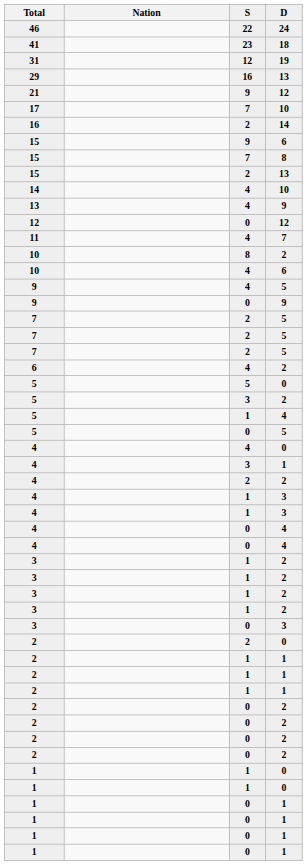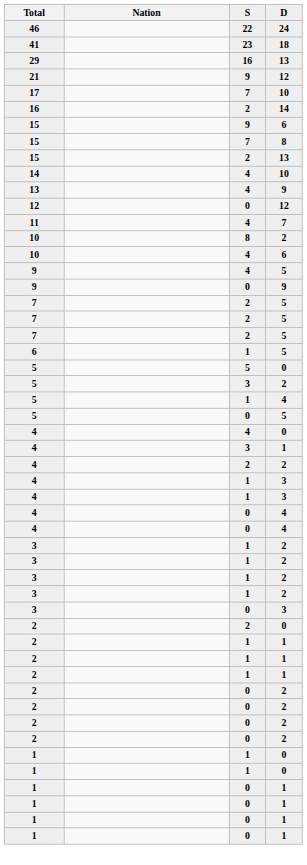- row: (34, 61)
- row: (34, 368)
+ row: (34, 352)
